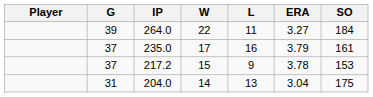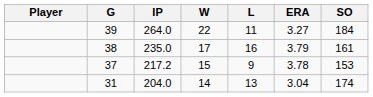(111, 48) 37 -> (111, 48) 38
(345, 83) 175 -> (345, 83) 174
